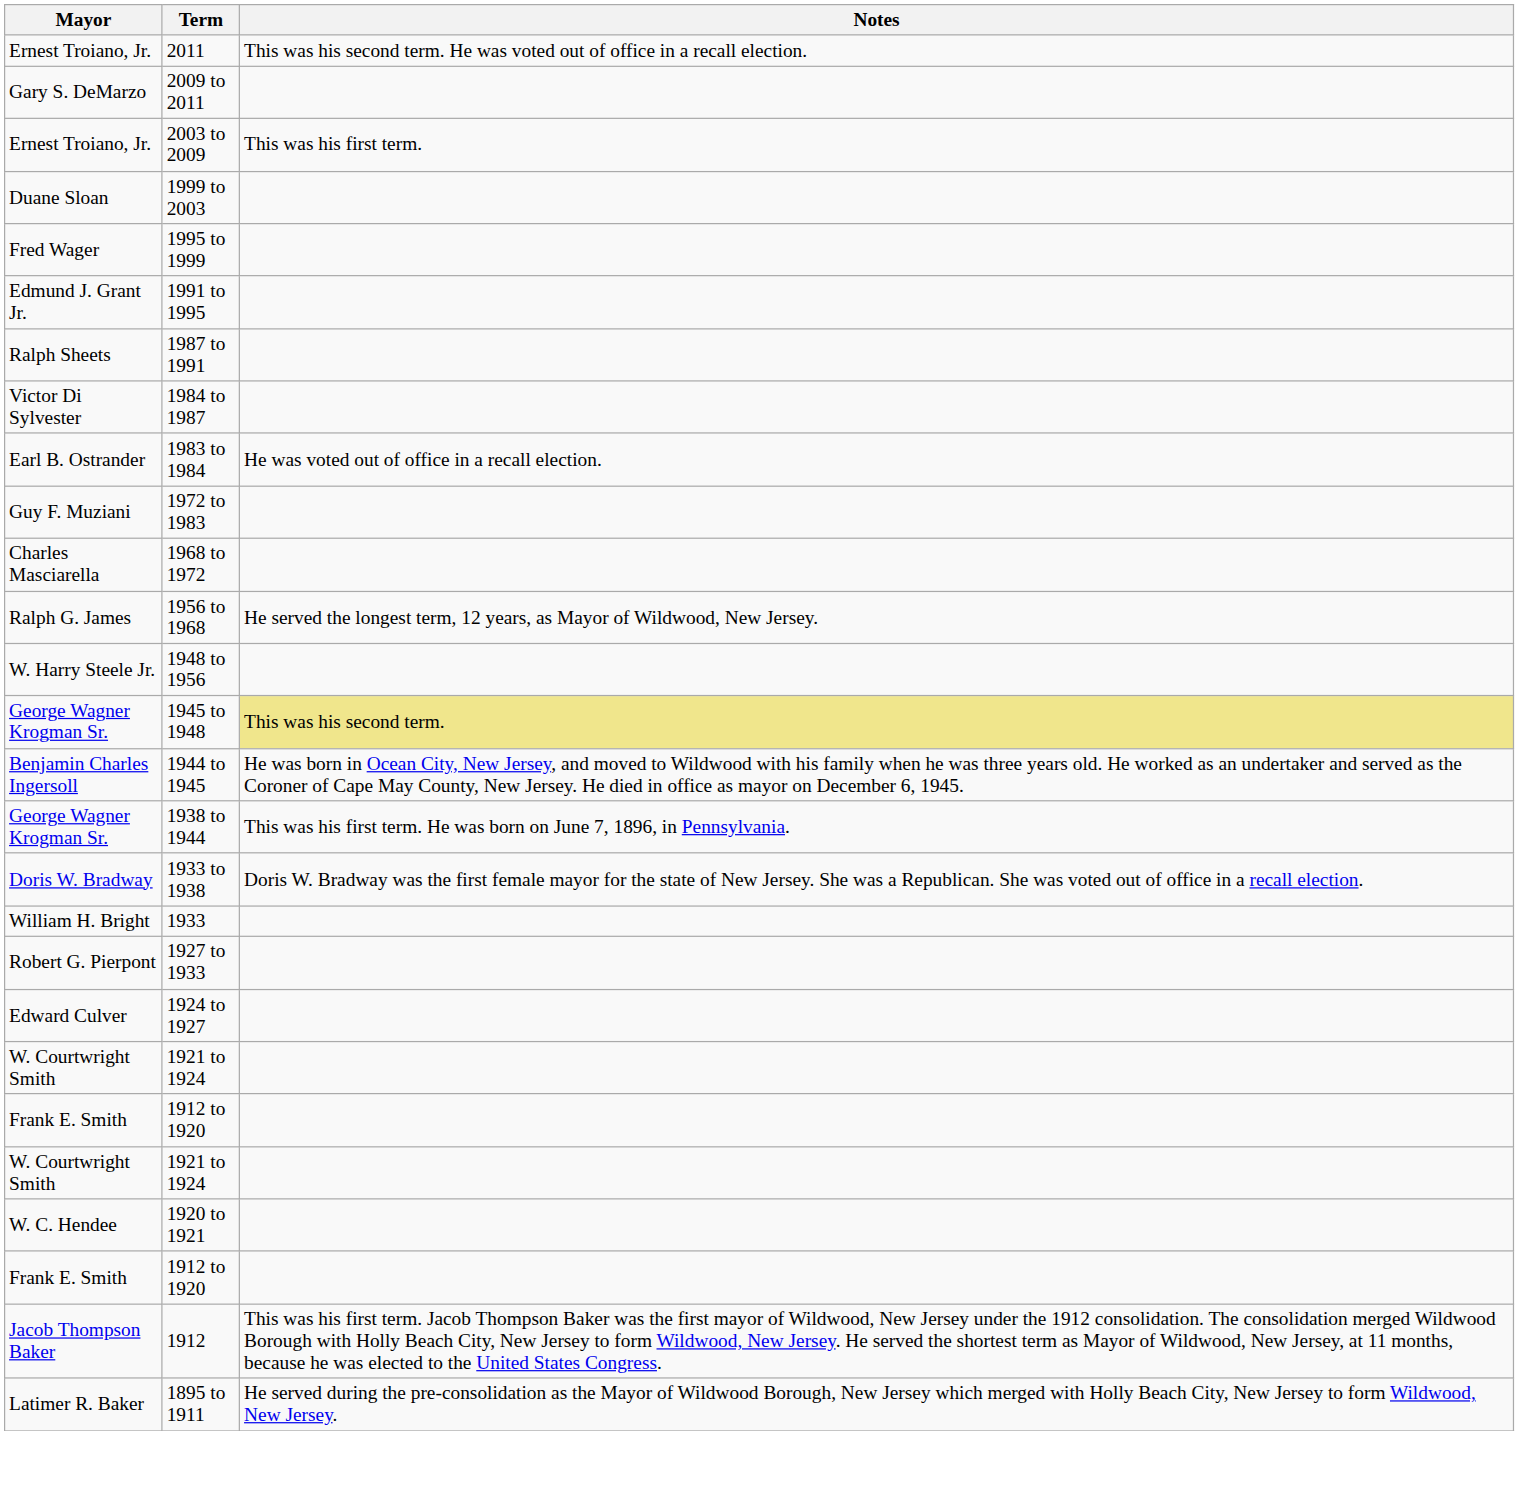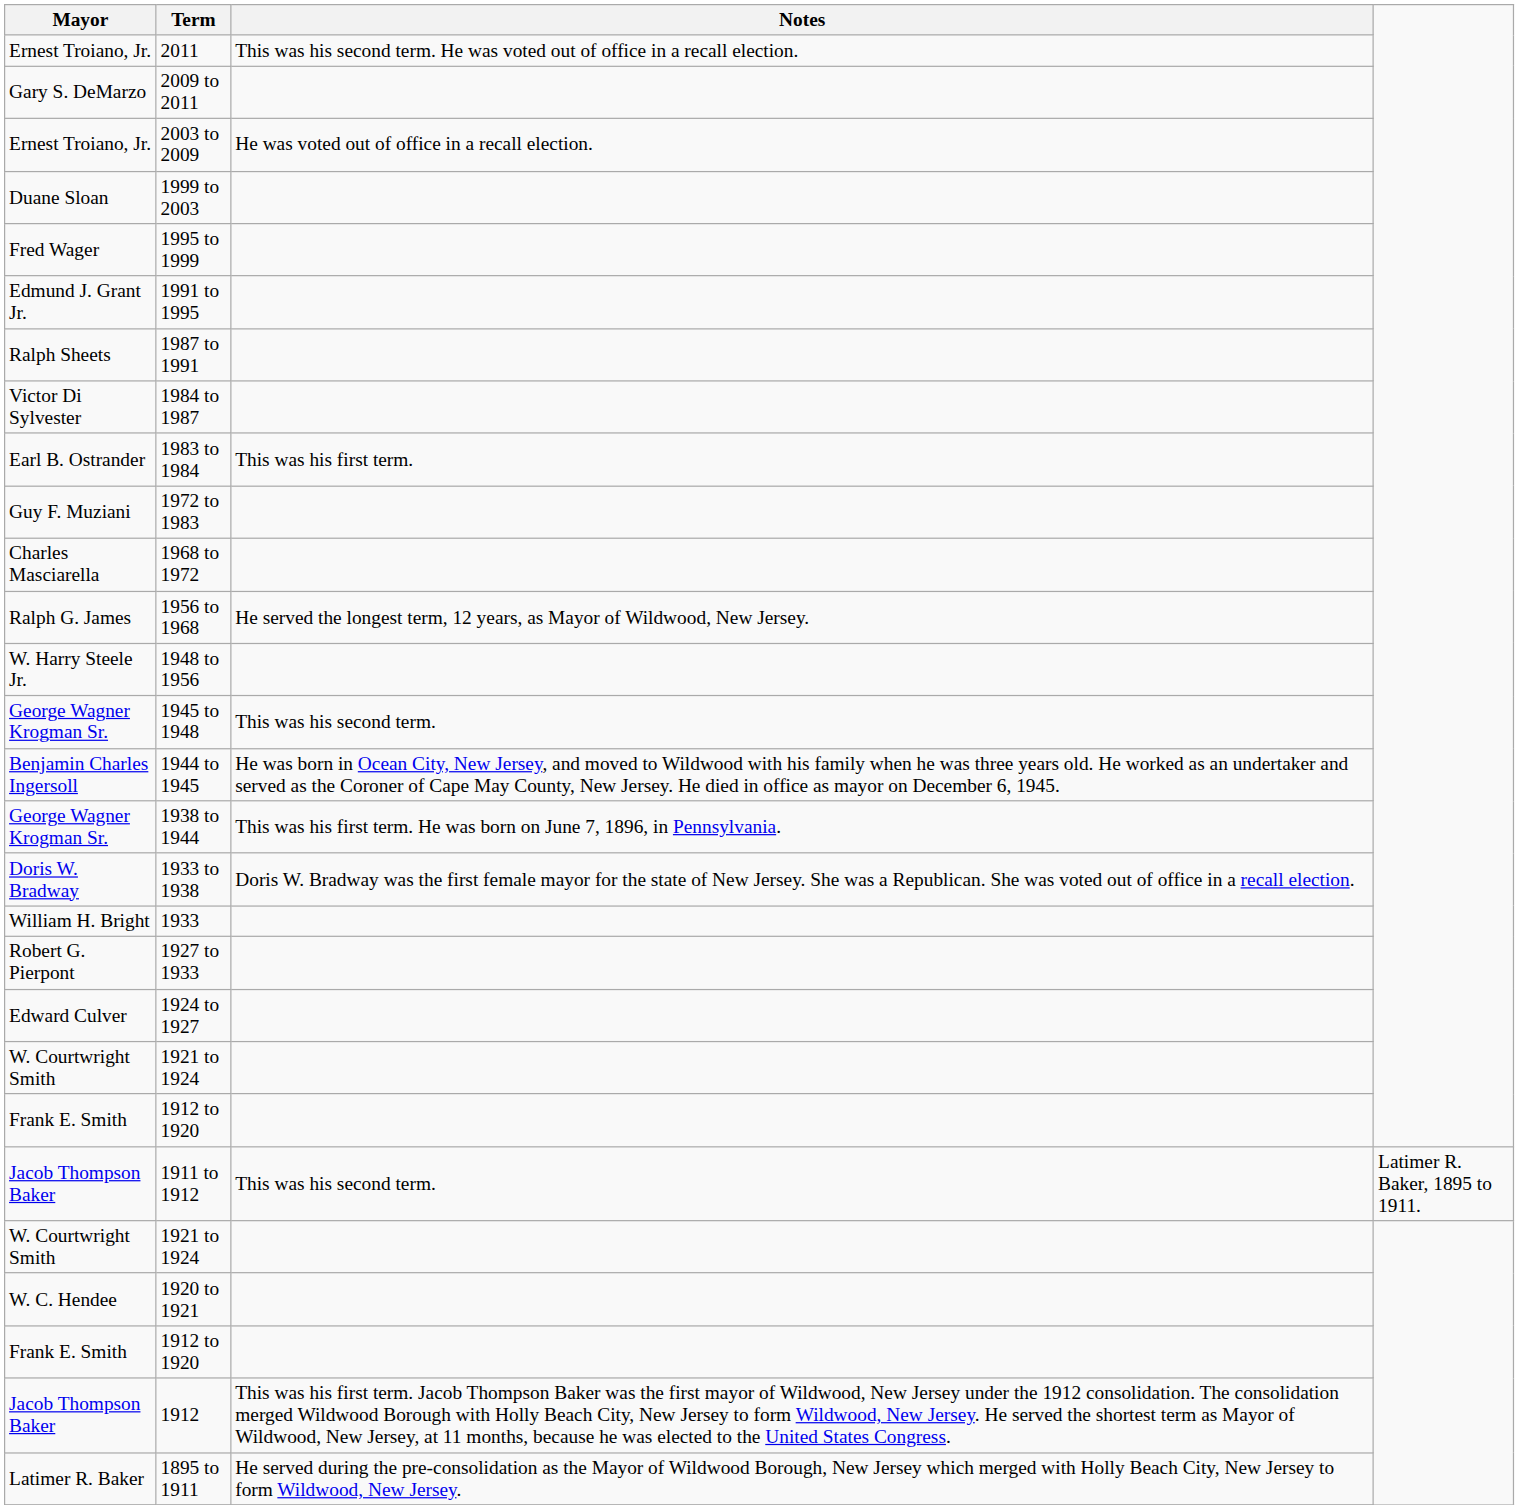(333, 144) This was his first term. -> (414, 144) He was voted out of office in a recall election.
(423, 459) He was voted out of office in a recall election. -> (324, 459) This was his first term.
(344, 721) khaki background -> (336, 721) no background
+ row: (75, 1183)
